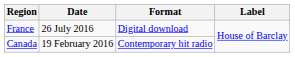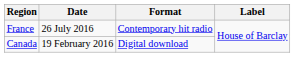(153, 28) Digital download -> (165, 28) Contemporary hit radio
(165, 44) Contemporary hit radio -> (153, 44) Digital download
